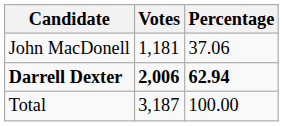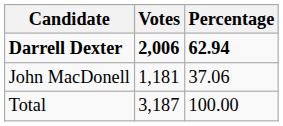rows swapped: (66, 76) <-> (69, 47)
